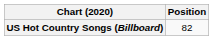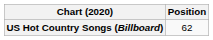(187, 27) 82 -> (187, 27) 62
